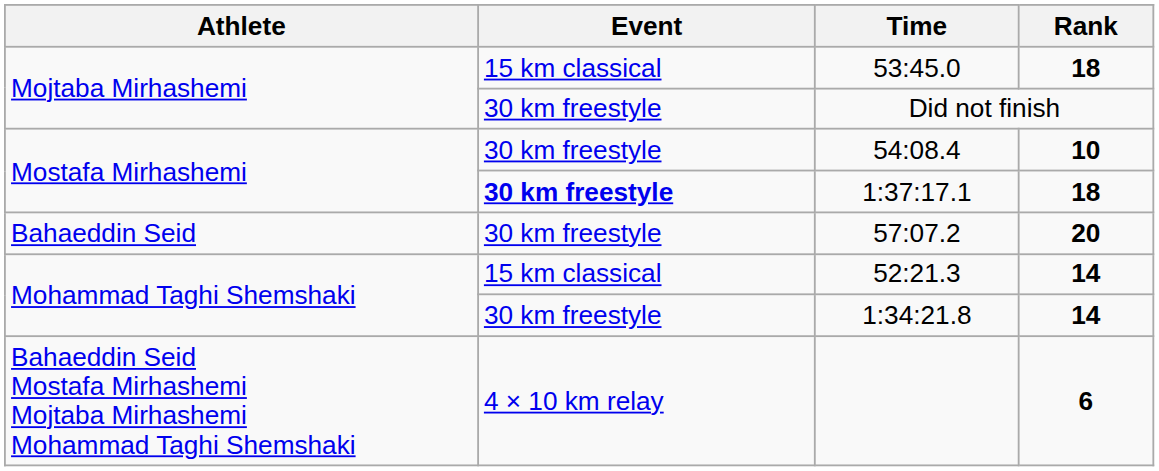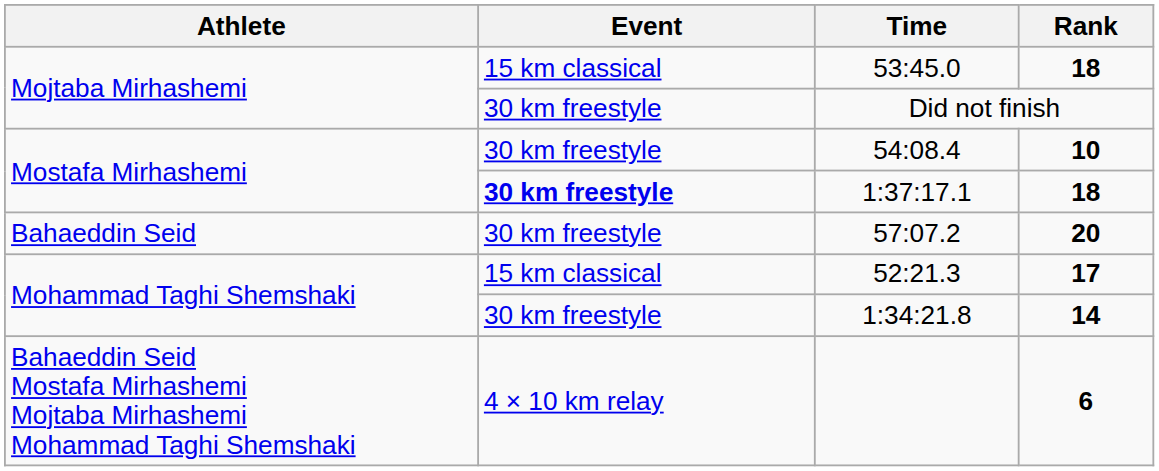(1086, 274) 14 -> (1086, 274) 17
